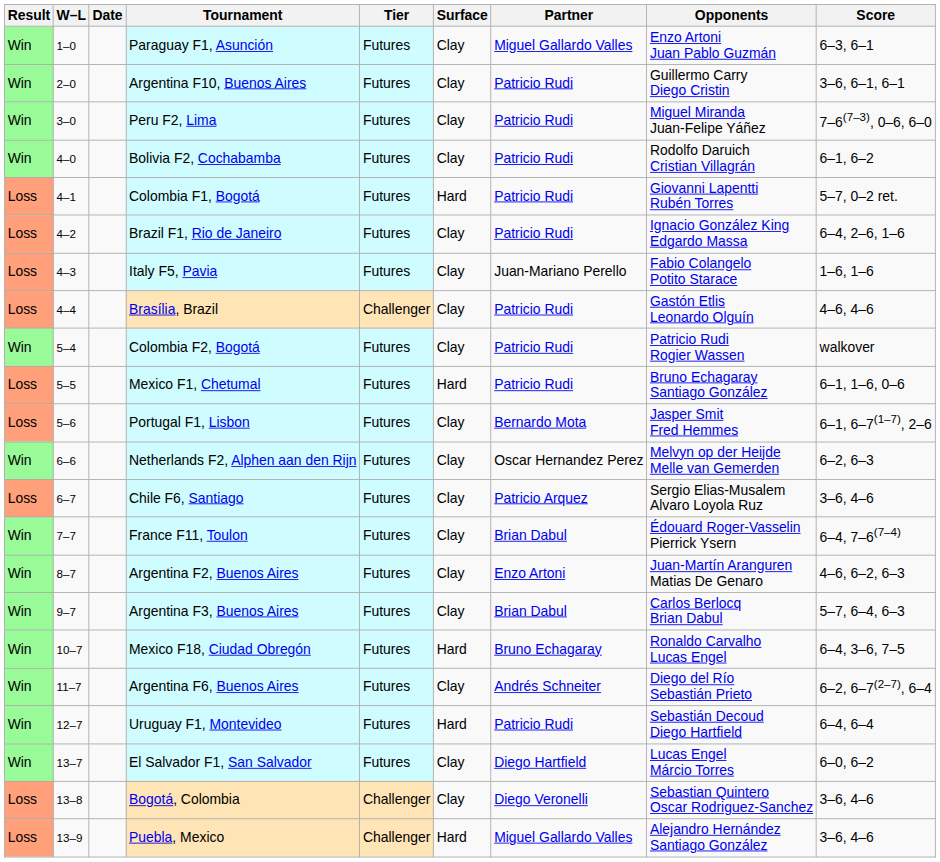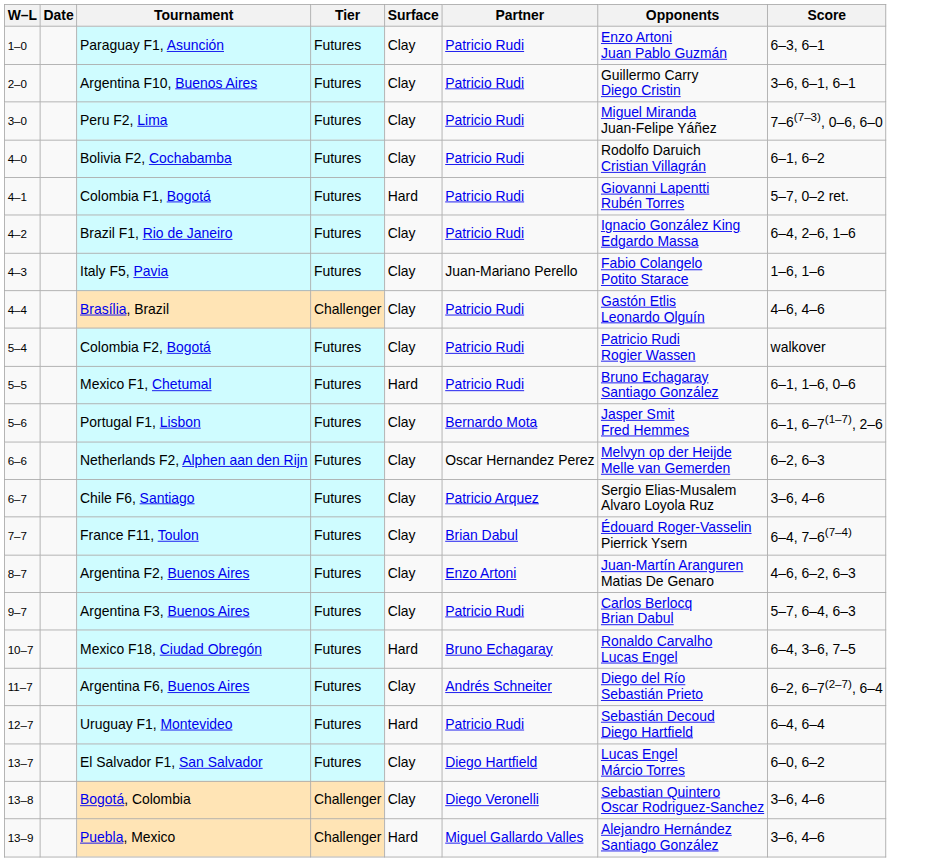- column: (29, 15)
(563, 45) Miguel Gallardo Valles -> (485, 45) Patricio Rudi
(531, 611) Brian Dabul -> (485, 611) Patricio Rudi
